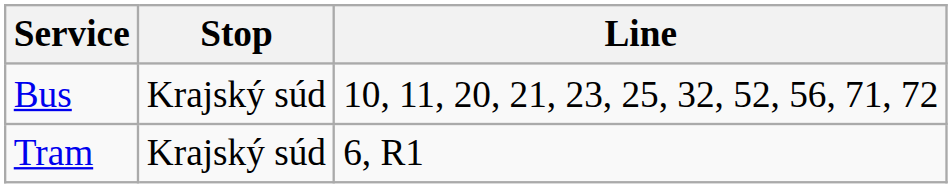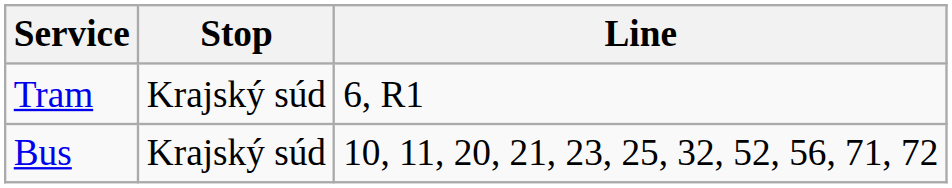rows swapped: (43, 93) <-> (53, 152)
